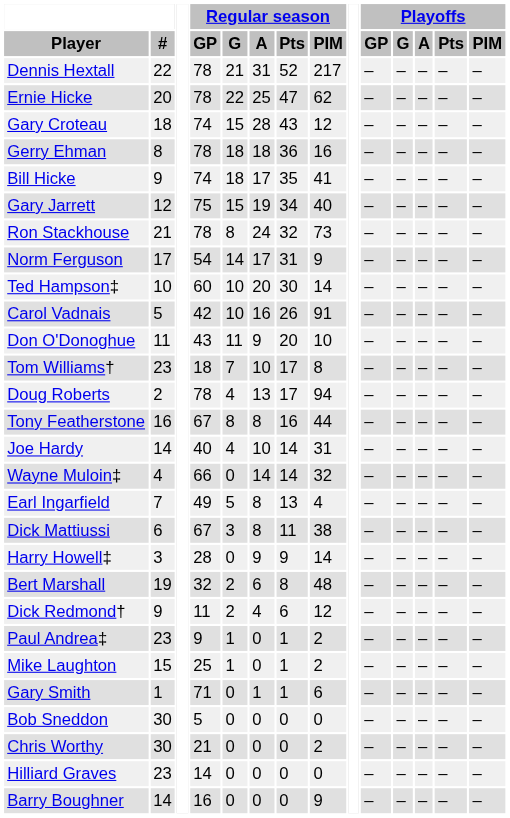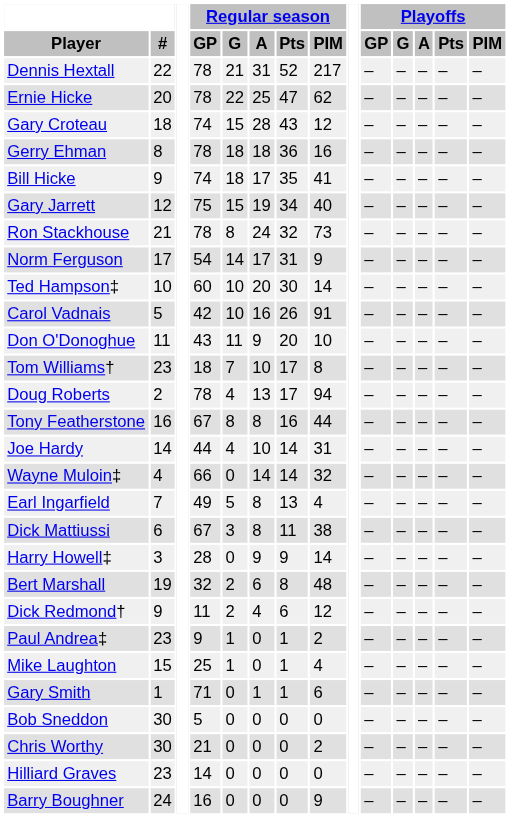(202, 449) 40 -> (202, 449) 44
(318, 665) 2 -> (318, 665) 4
(163, 800) 14 -> (163, 800) 24
